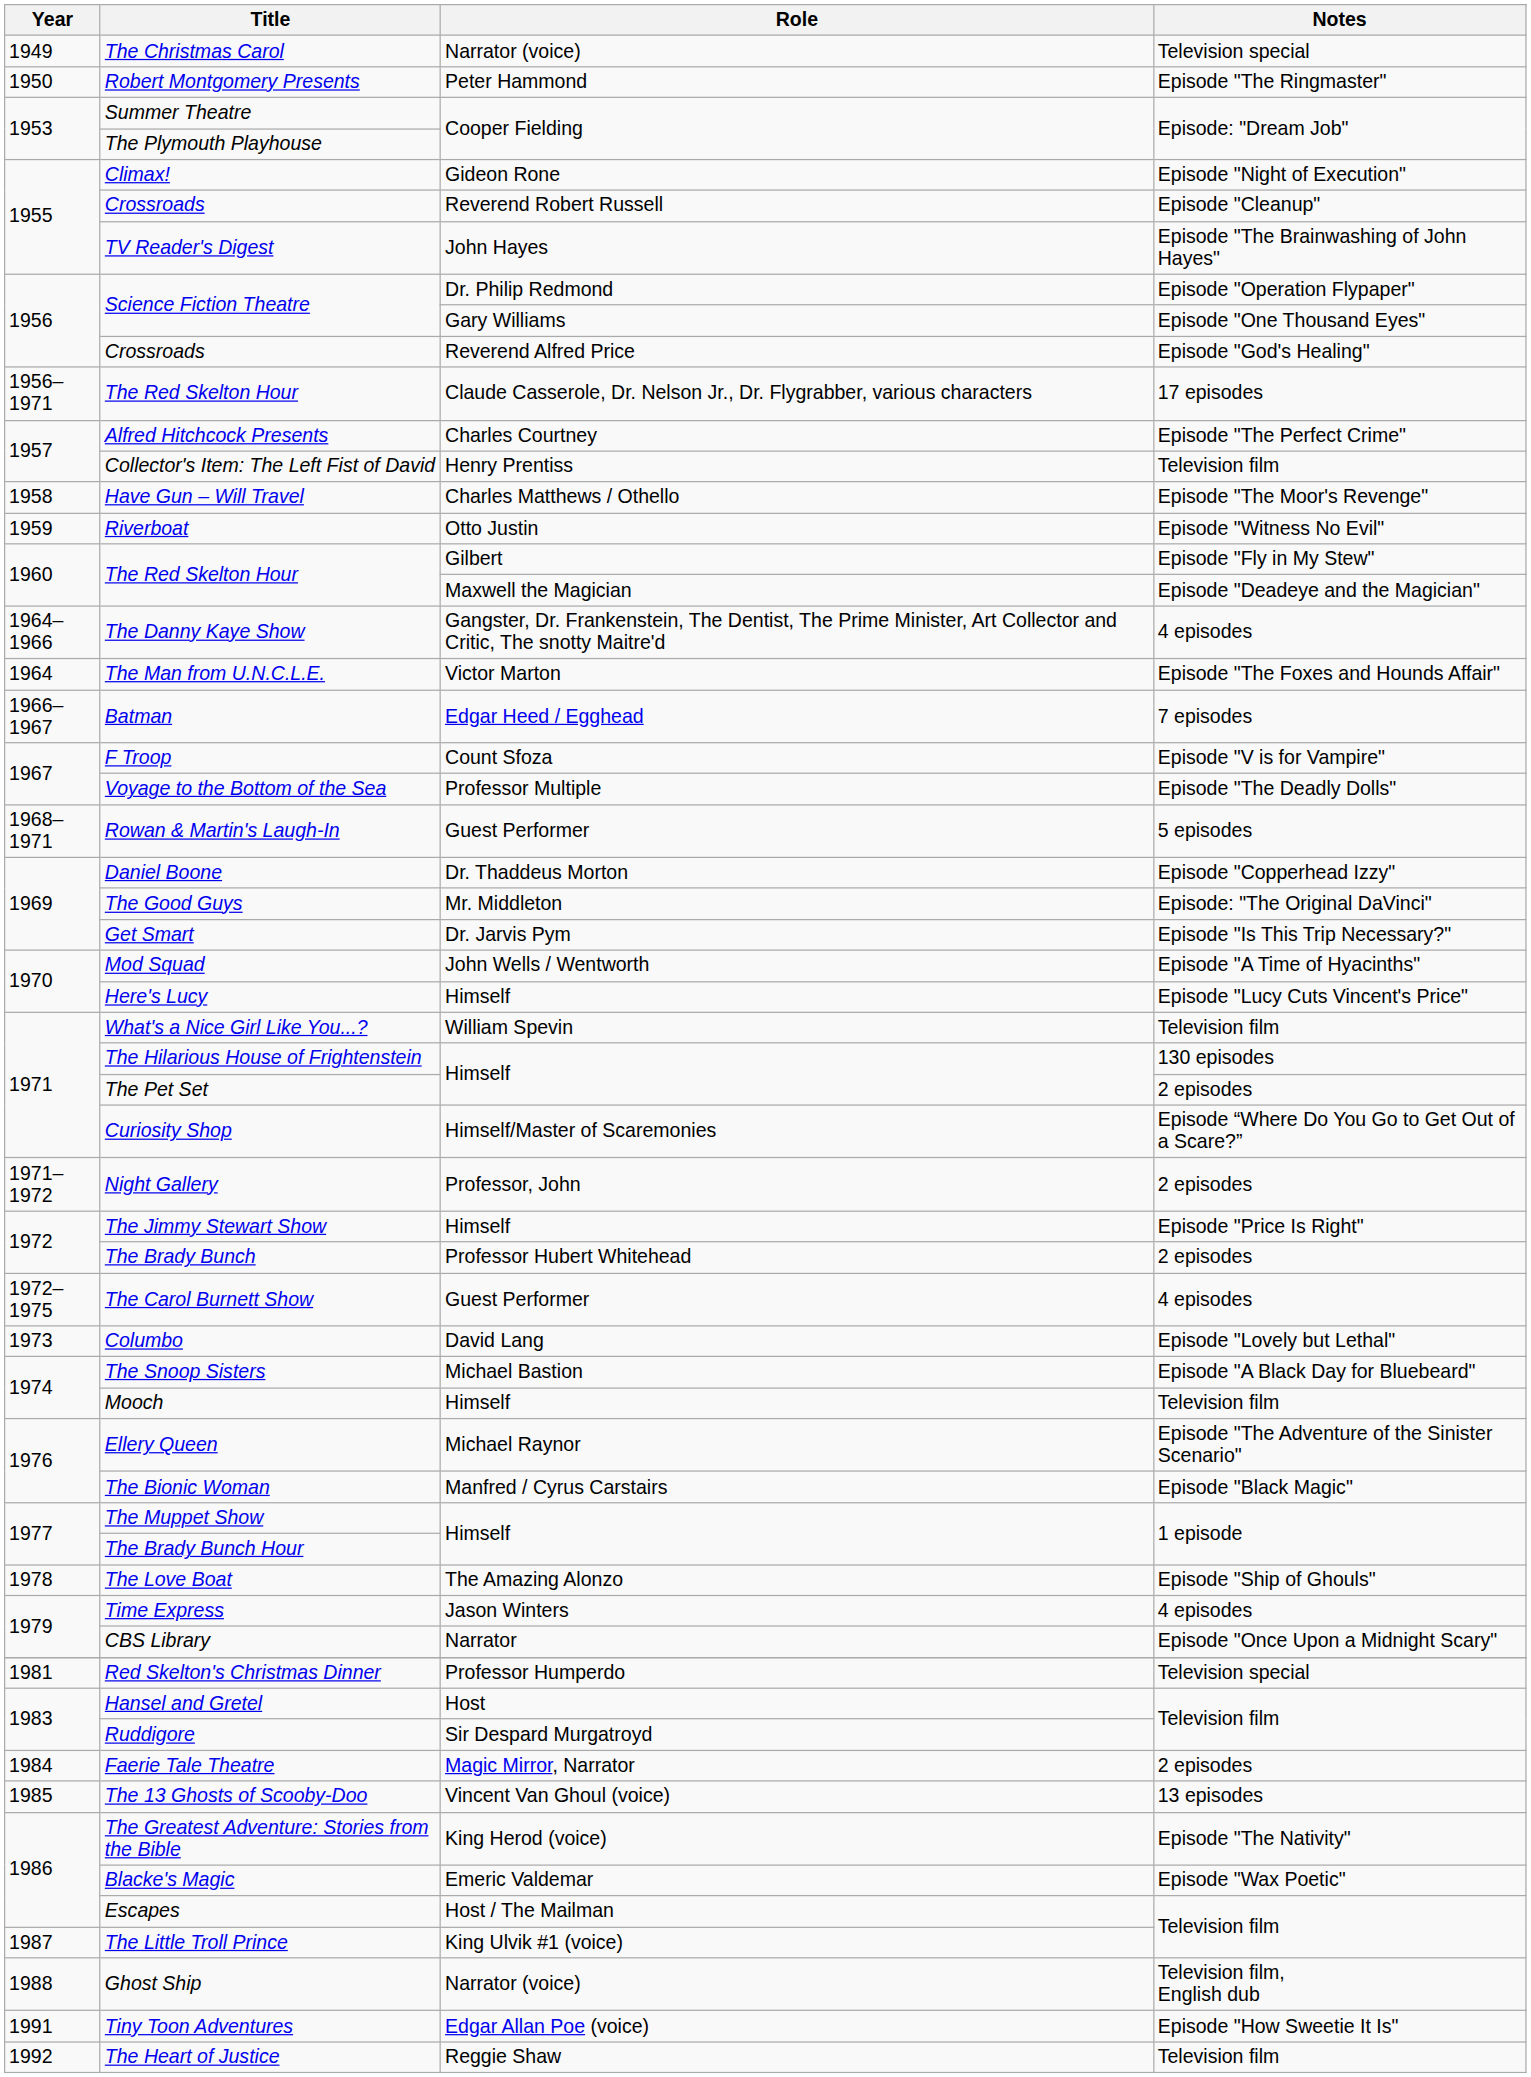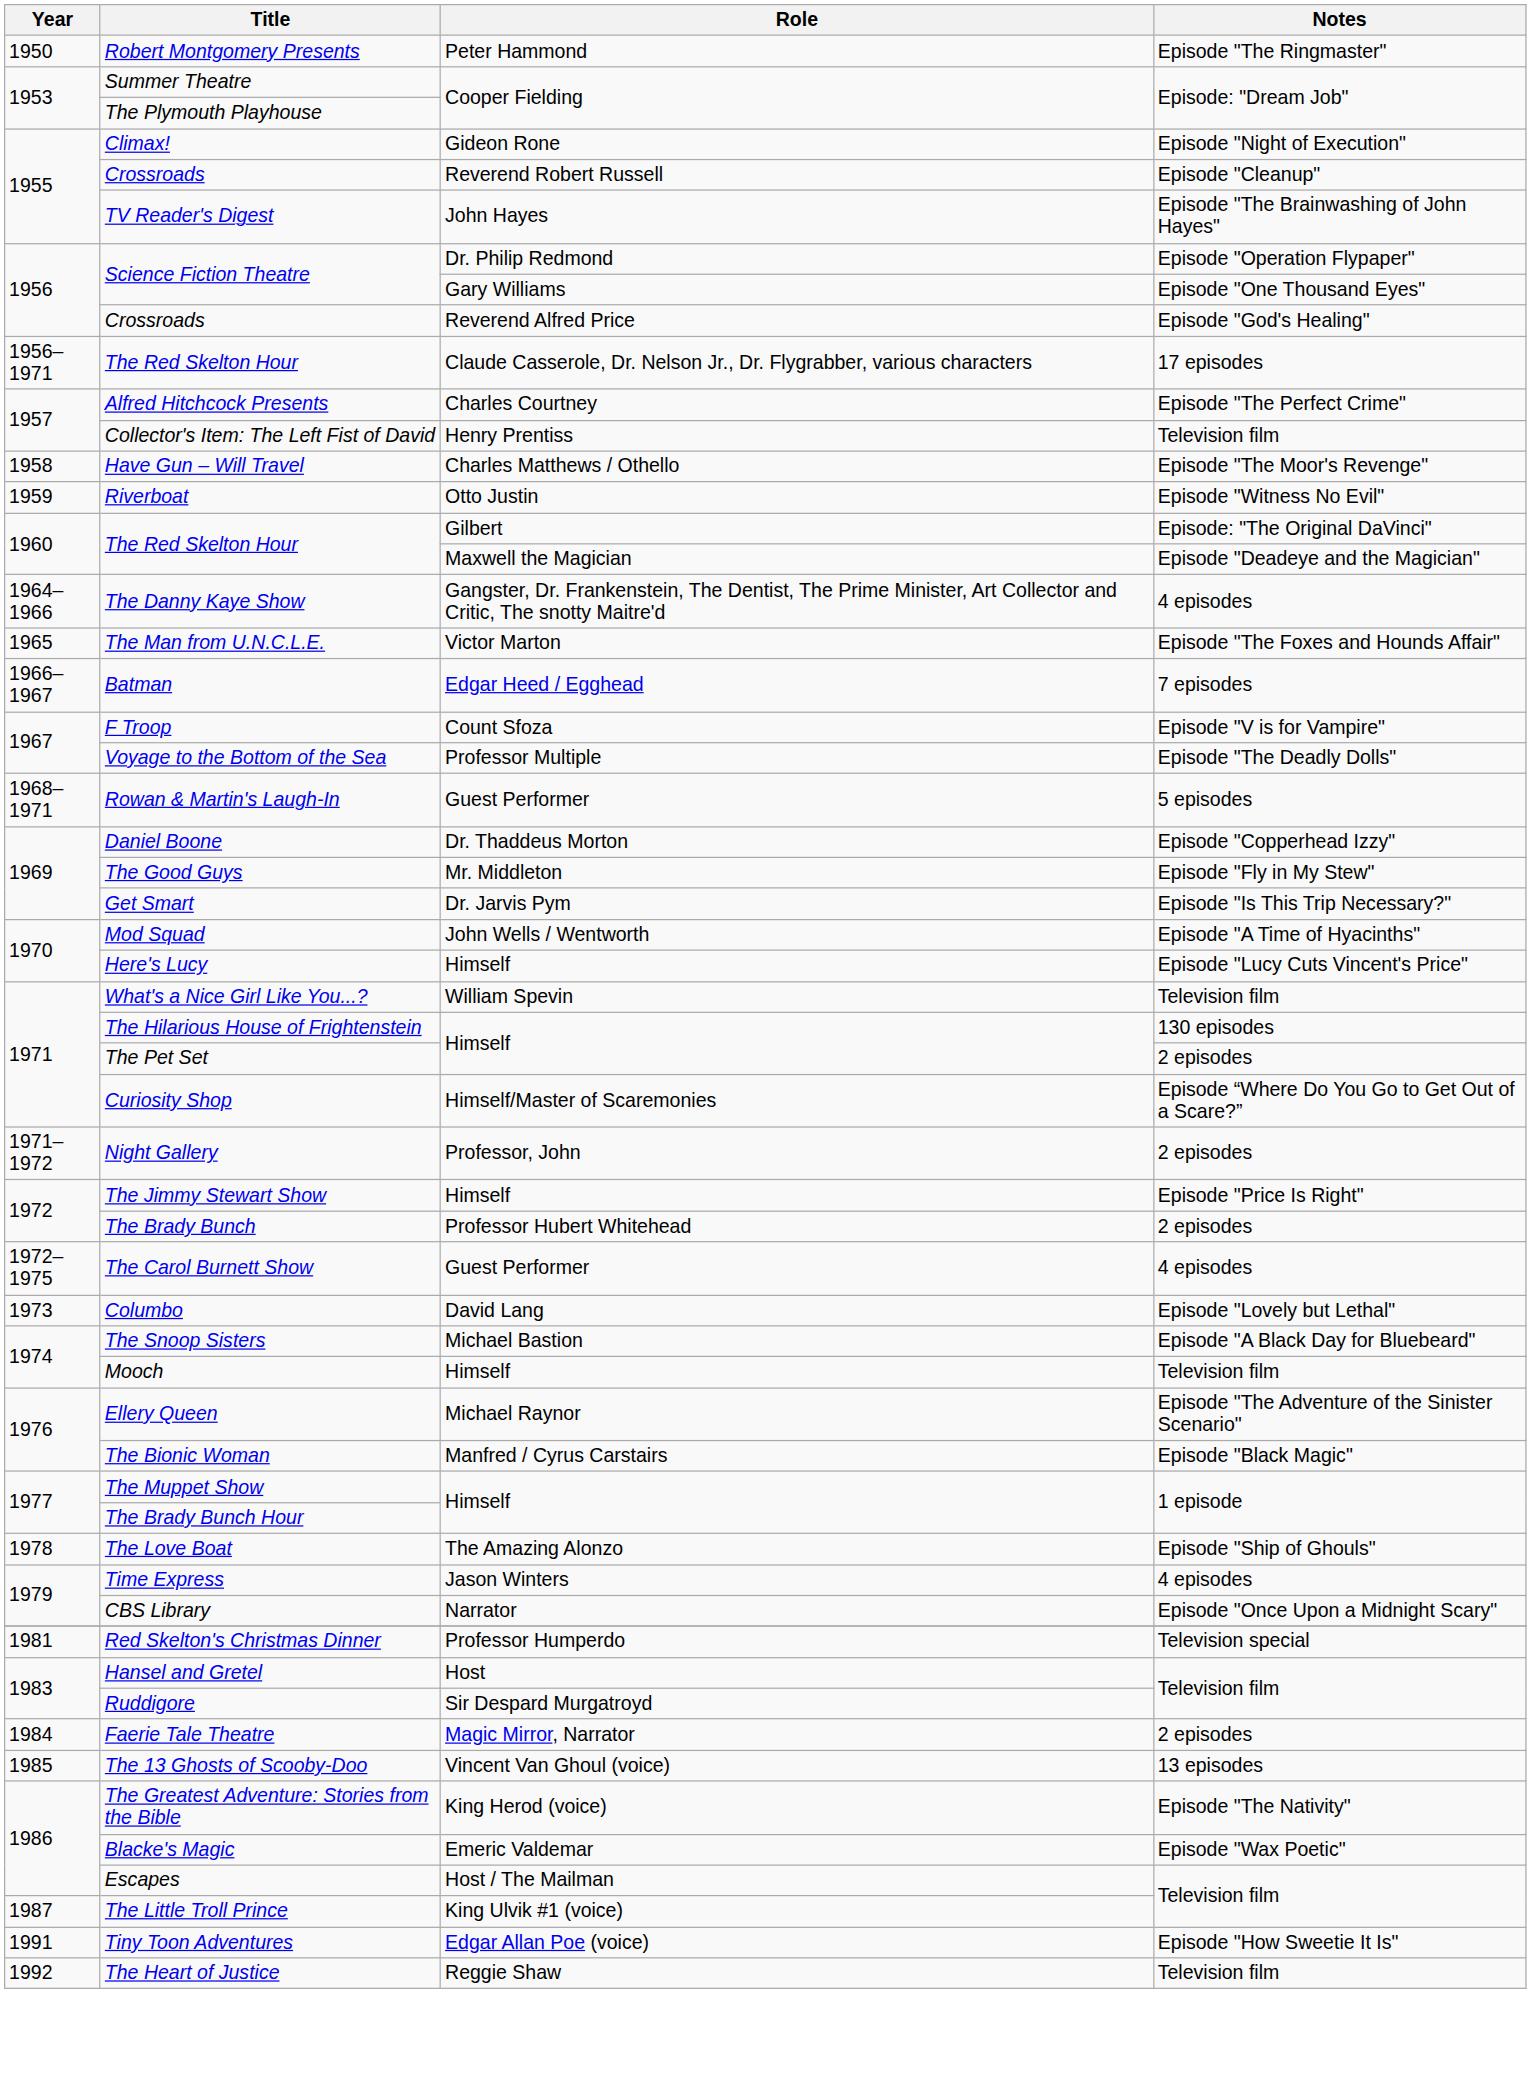- row: (194, 50)
(1266, 559) Episode "Fly in My Stew" -> (1295, 528) Episode: "The Original DaVinci"
(31, 674) 1964 -> (31, 643) 1965
(1295, 903) Episode: "The Original DaVinci" -> (1266, 872) Episode "Fly in My Stew"
- row: (153, 1984)
